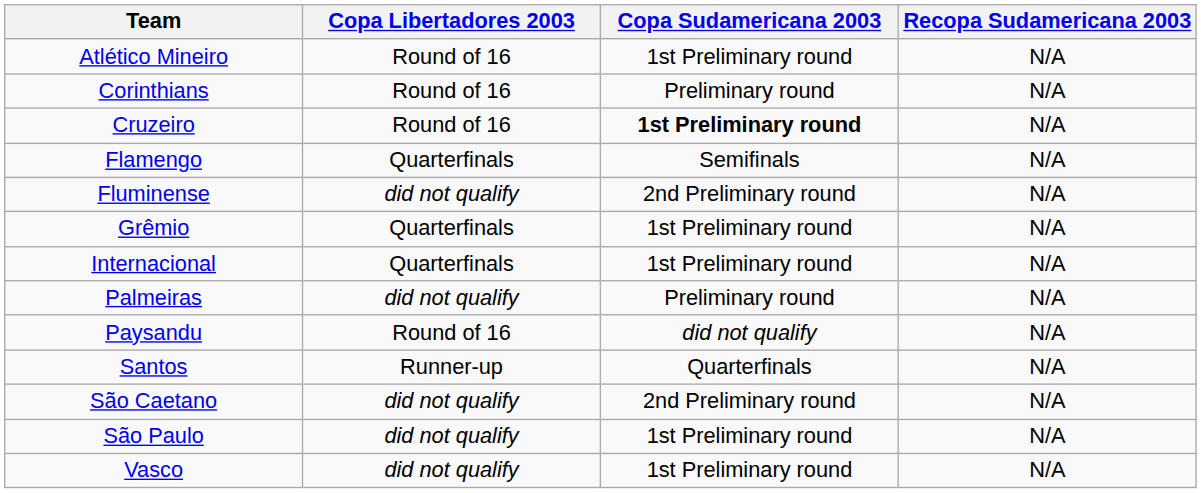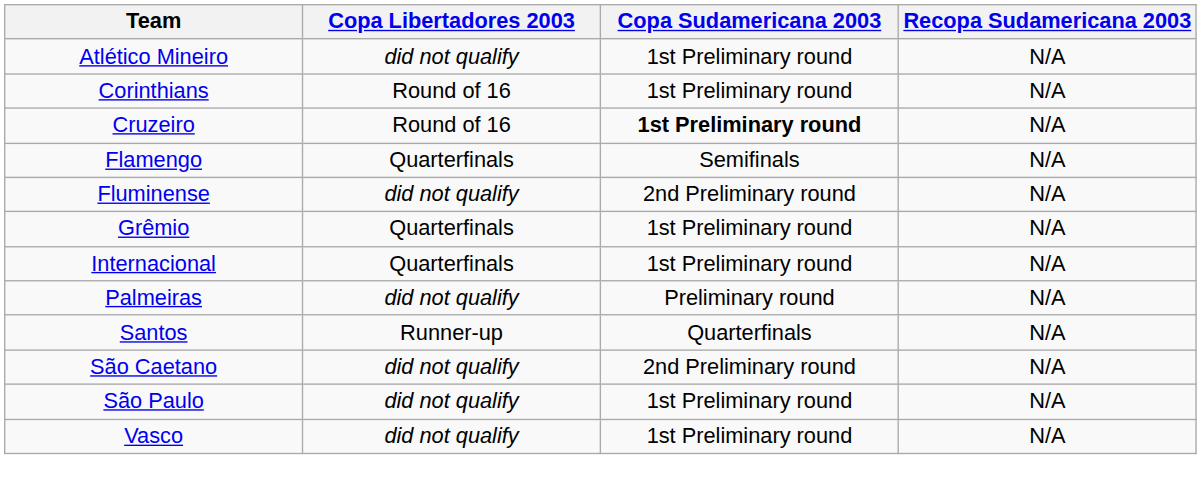(452, 56) Round of 16 -> (452, 56) did not qualify
(749, 90) Preliminary round -> (749, 90) 1st Preliminary round
- row: (154, 332)
